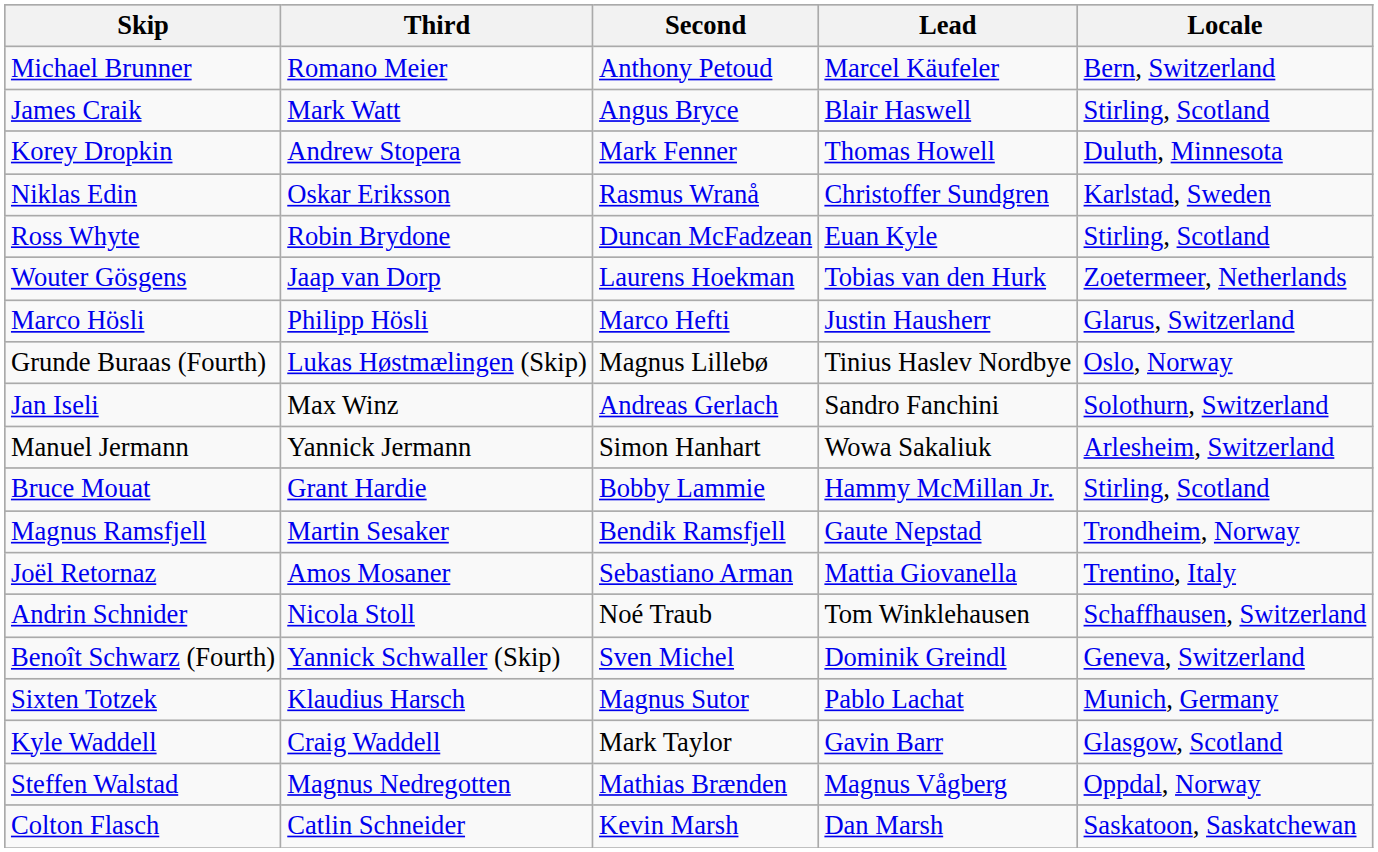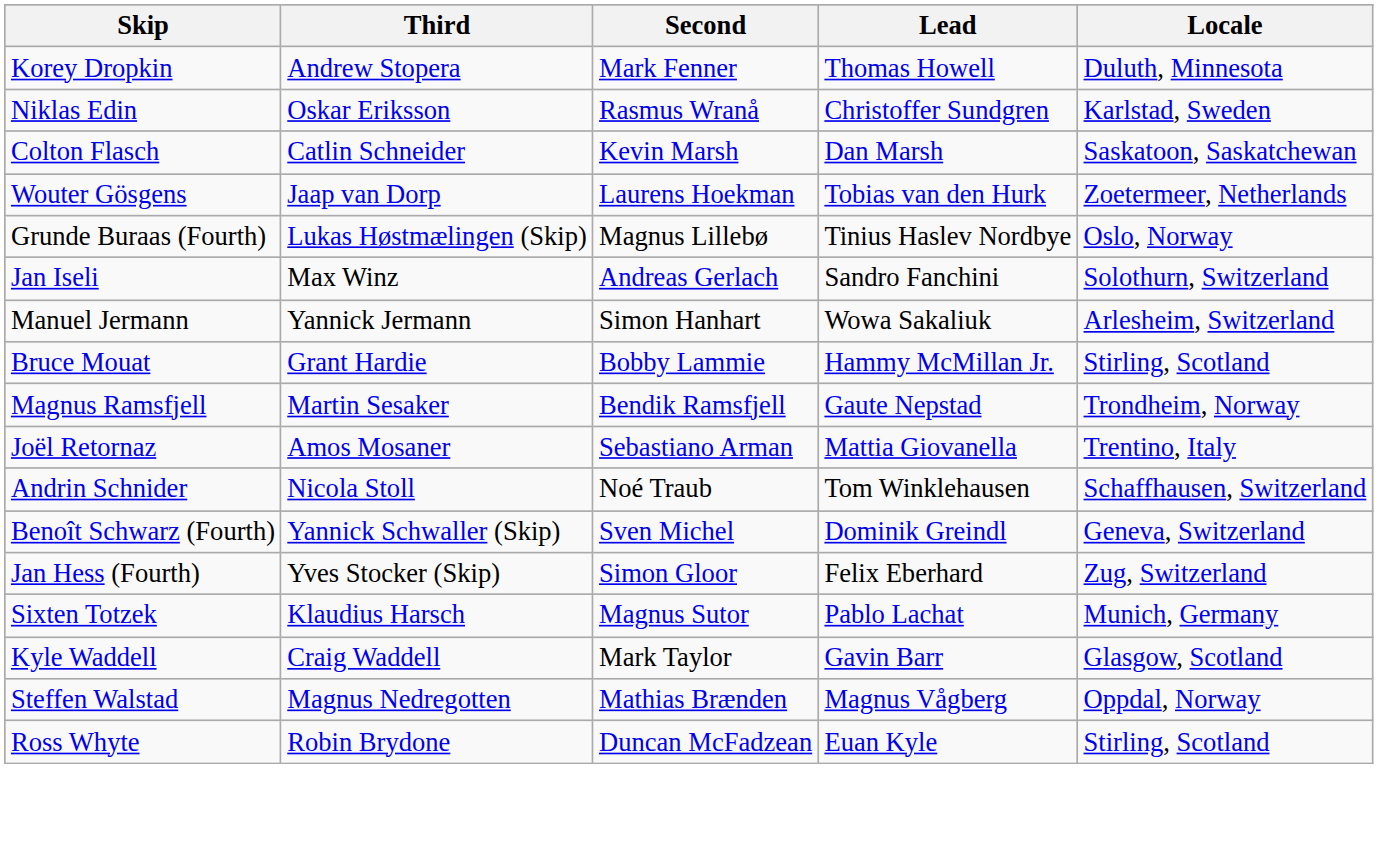- row: (101, 67)
- row: (76, 109)
rows swapped: (85, 825) <-> (75, 236)
- row: (78, 320)
+ row: (105, 573)
